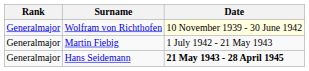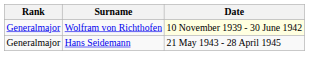- row: (92, 43)
(225, 58) bold -> (224, 43) normal
